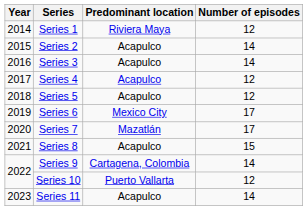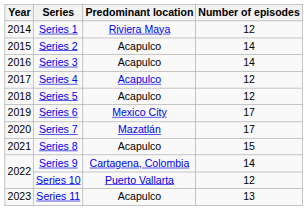(249, 197) 14 -> (249, 197) 13
